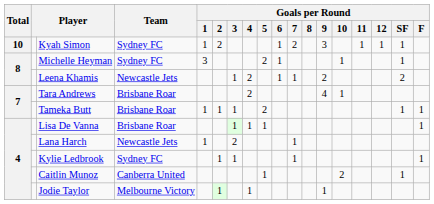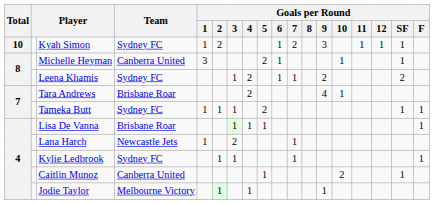(140, 61) Sydney FC -> (151, 61) Canberra United
(147, 77) Newcastle Jets -> (140, 77) Sydney FC
(146, 110) Brisbane Roar -> (140, 110) Sydney FC
